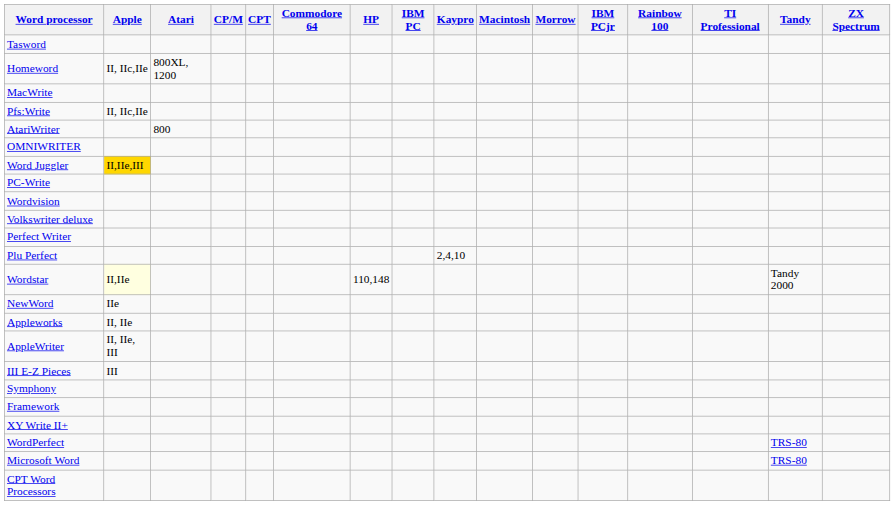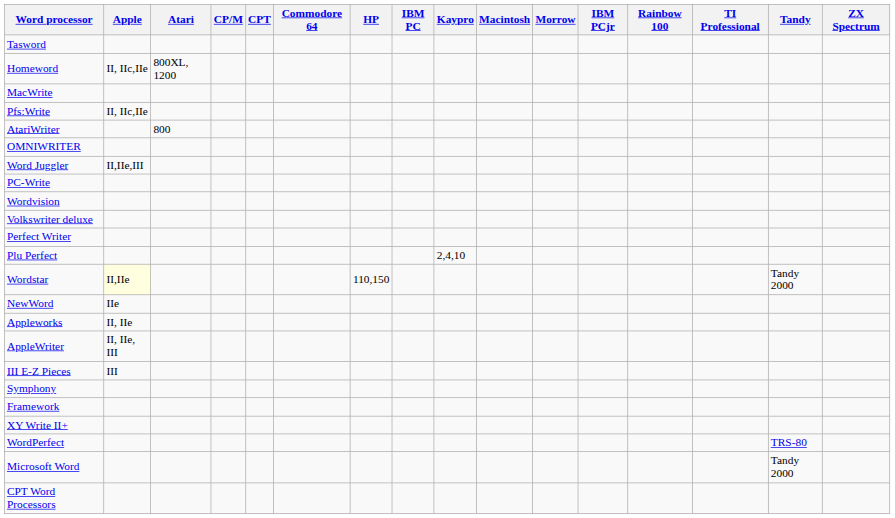(125, 165) gold background -> (125, 165) no background
(371, 279) 110,148 -> (371, 279) 110,150
(789, 460) TRS-80 -> (785, 467) Tandy 2000
